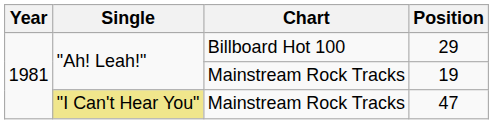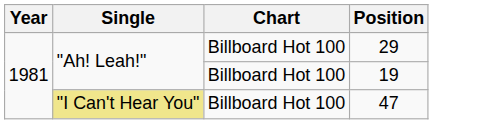(306, 75) Mainstream Rock Tracks -> (276, 75) Billboard Hot 100
(306, 103) Mainstream Rock Tracks -> (276, 103) Billboard Hot 100
